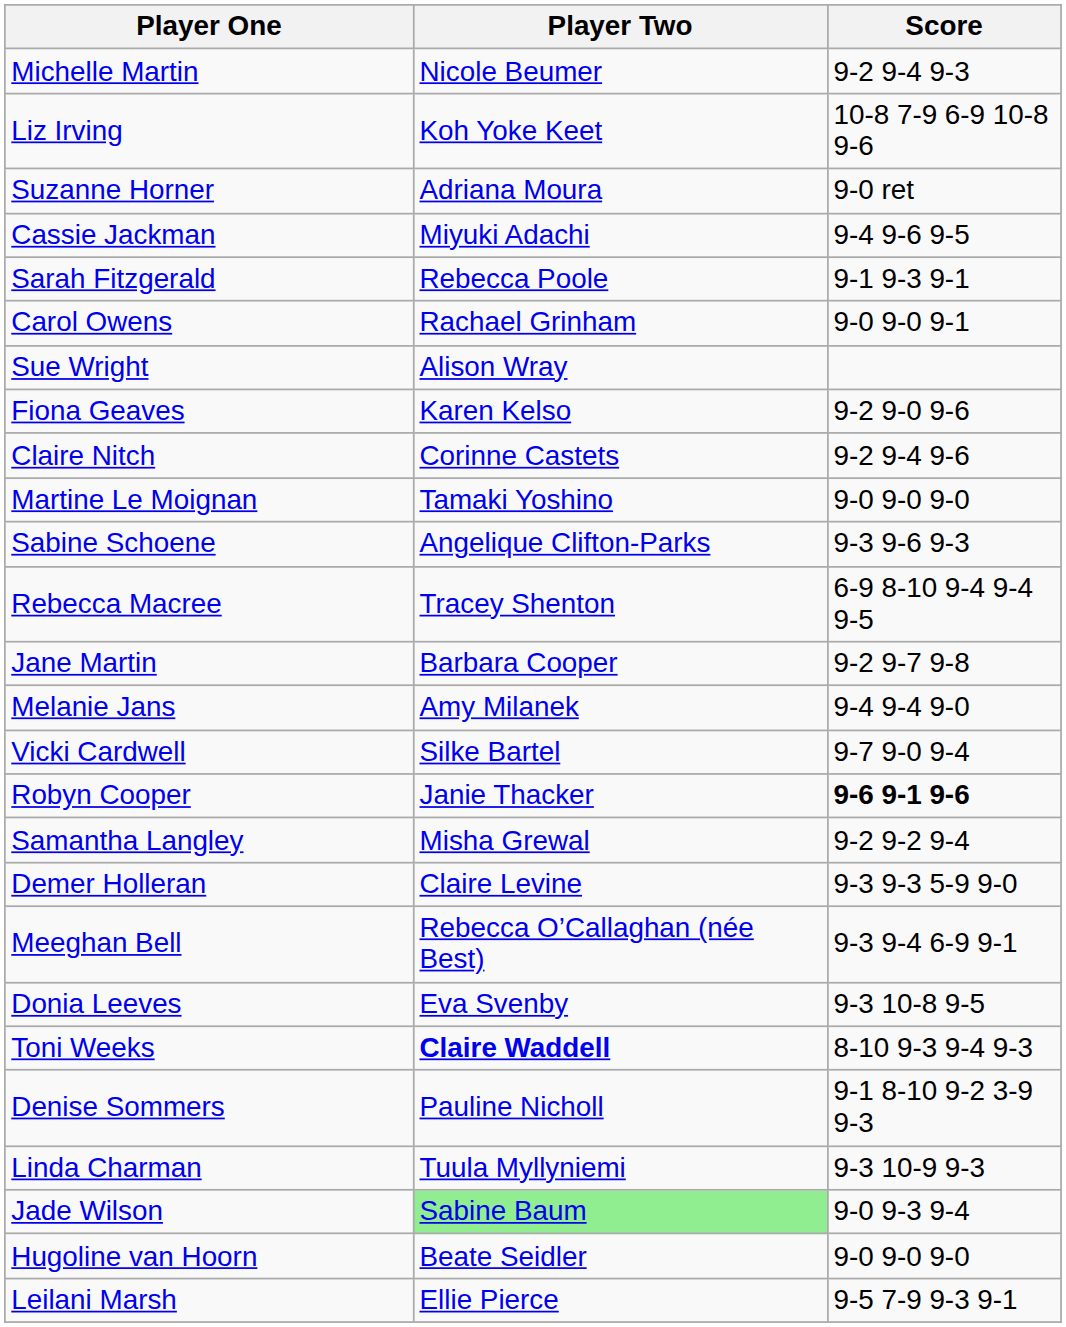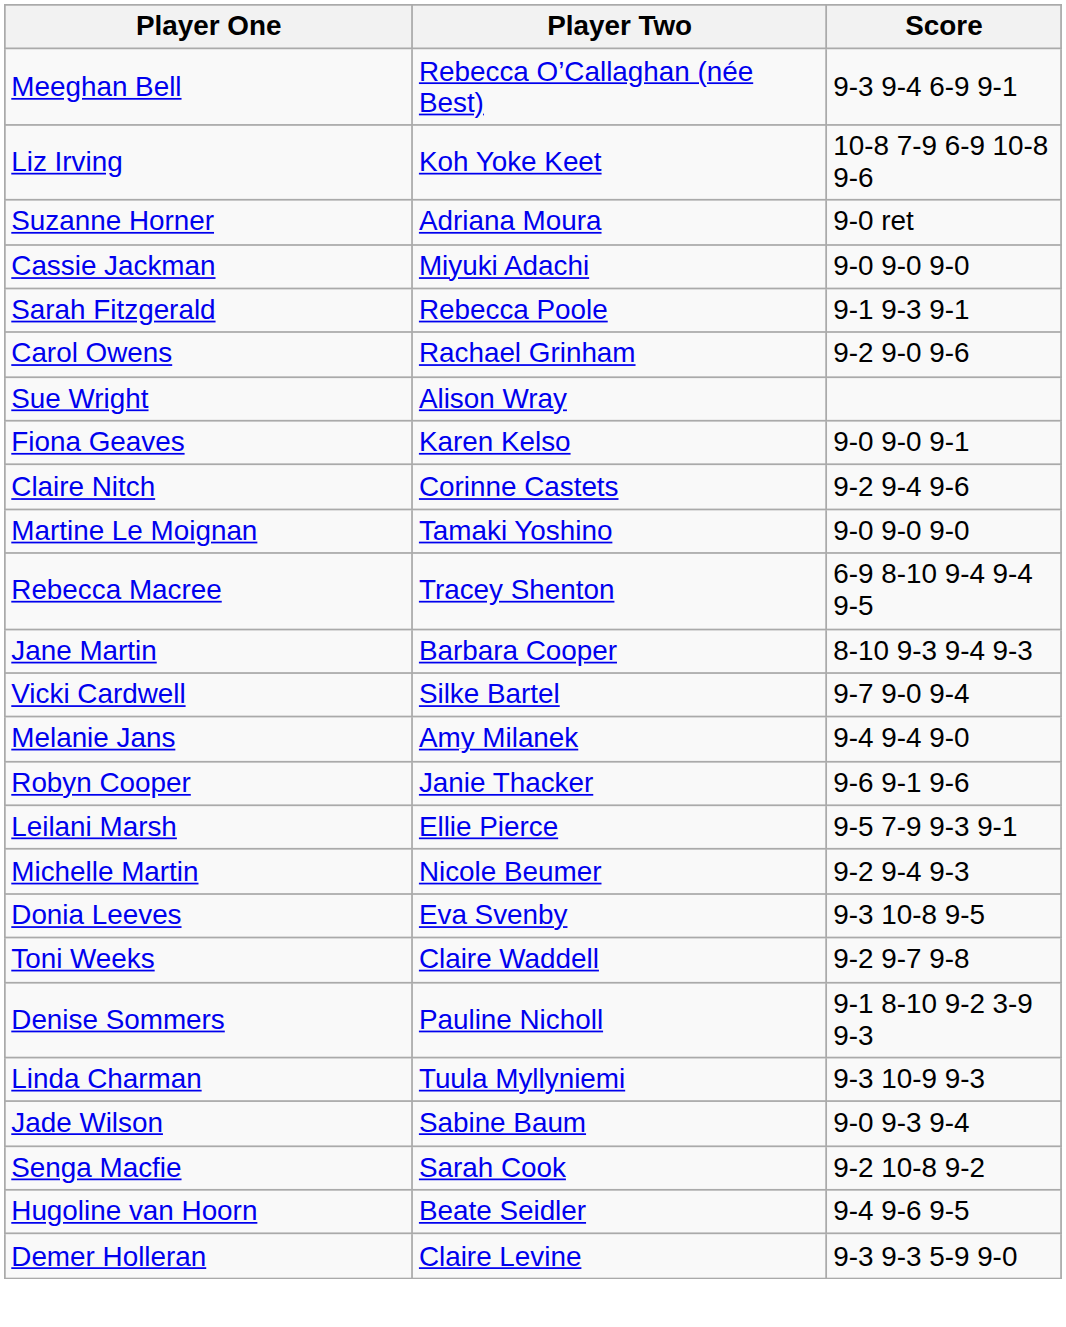rows swapped: (105, 70) <-> (96, 943)
(902, 234) 9-4 9-6 9-5 -> (901, 265) 9-0 9-0 9-0
(902, 322) 9-0 9-0 9-1 -> (901, 354) 9-2 9-0 9-6
(902, 411) 9-2 9-0 9-6 -> (901, 442) 9-0 9-0 9-1
- row: (113, 543)
(902, 663) 9-2 9-7 9-8 -> (933, 650) 8-10 9-3 9-4 9-3
rows swapped: (98, 751) <-> (93, 707)
(902, 795) bold -> (901, 782) normal
- row: (127, 839)
rows swapped: (109, 883) <-> (94, 1299)
(515, 1047) bold -> (509, 959) normal
(933, 1047) 8-10 9-3 9-4 9-3 -> (901, 959) 9-2 9-7 9-8
(503, 1211) lightgreen background -> (502, 1123) no background
+ row: (96, 1167)
(902, 1255) 9-0 9-0 9-0 -> (901, 1211) 9-4 9-6 9-5
